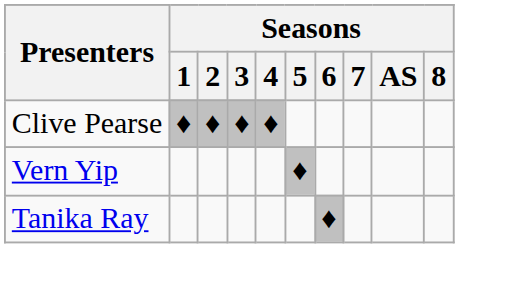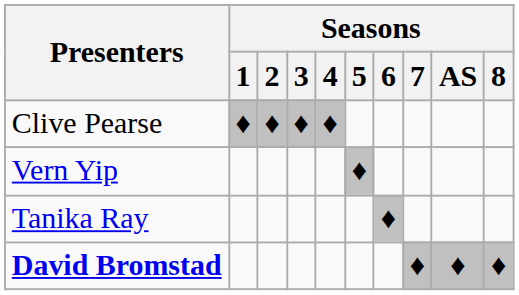+ row: (117, 265)
